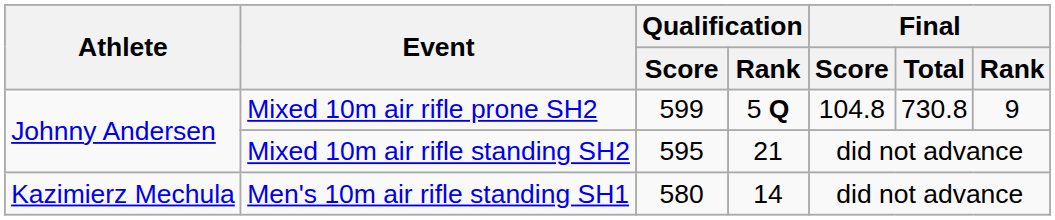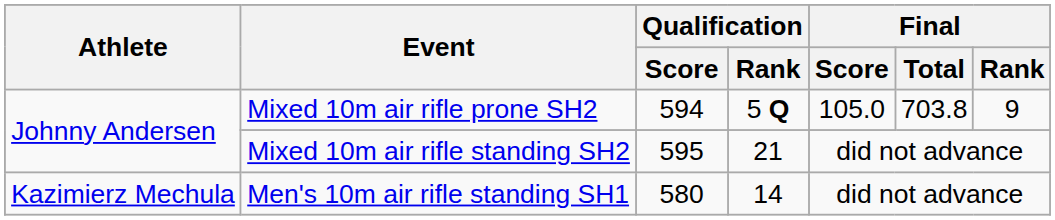(682, 110) 599 -> (682, 110) 594
(852, 110) 104.8 -> (852, 110) 105.0
(934, 110) 730.8 -> (934, 110) 703.8
